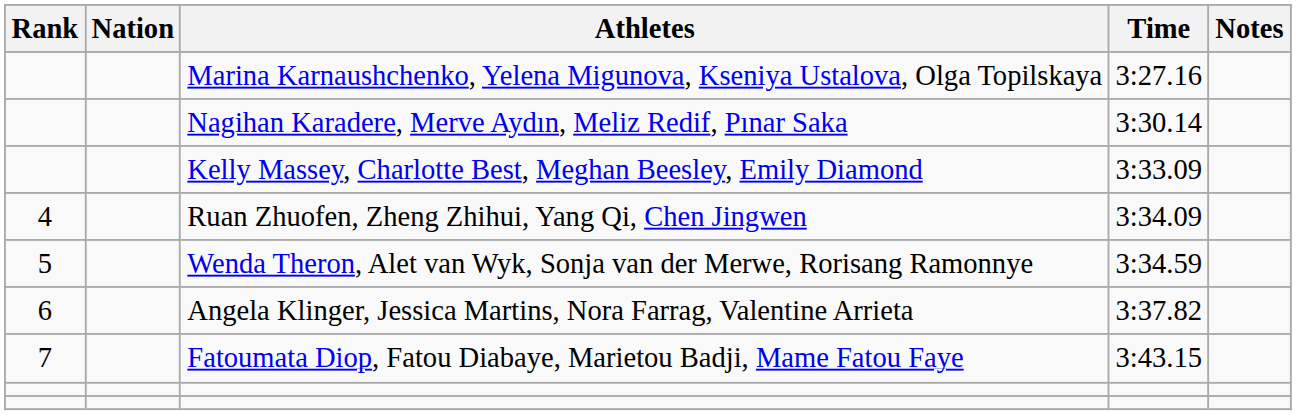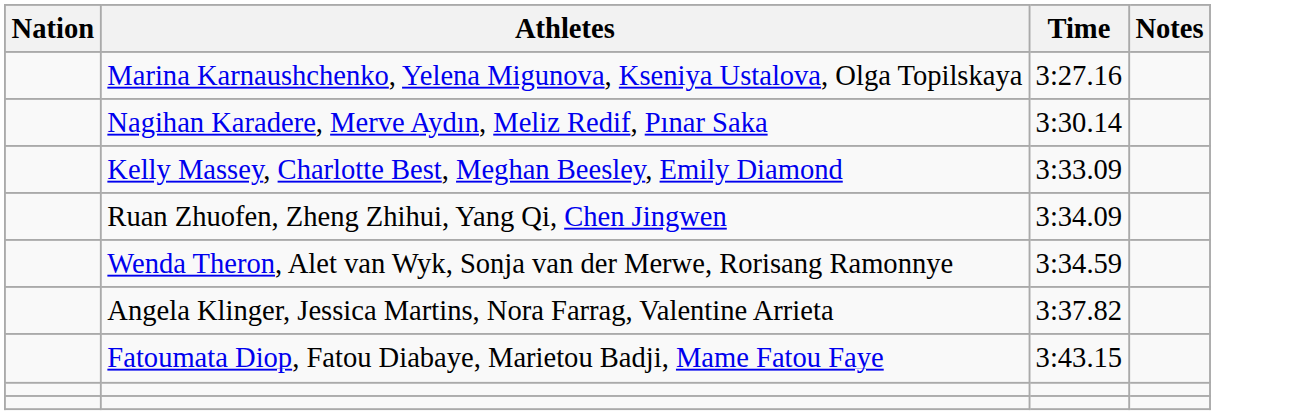- column: (45, 28)
